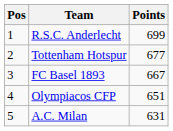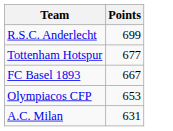- column: (16, 14)
(156, 96) 651 -> (132, 96) 653
